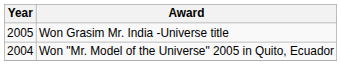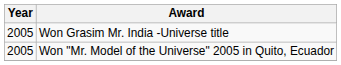(20, 51) 2004 -> (20, 51) 2005
